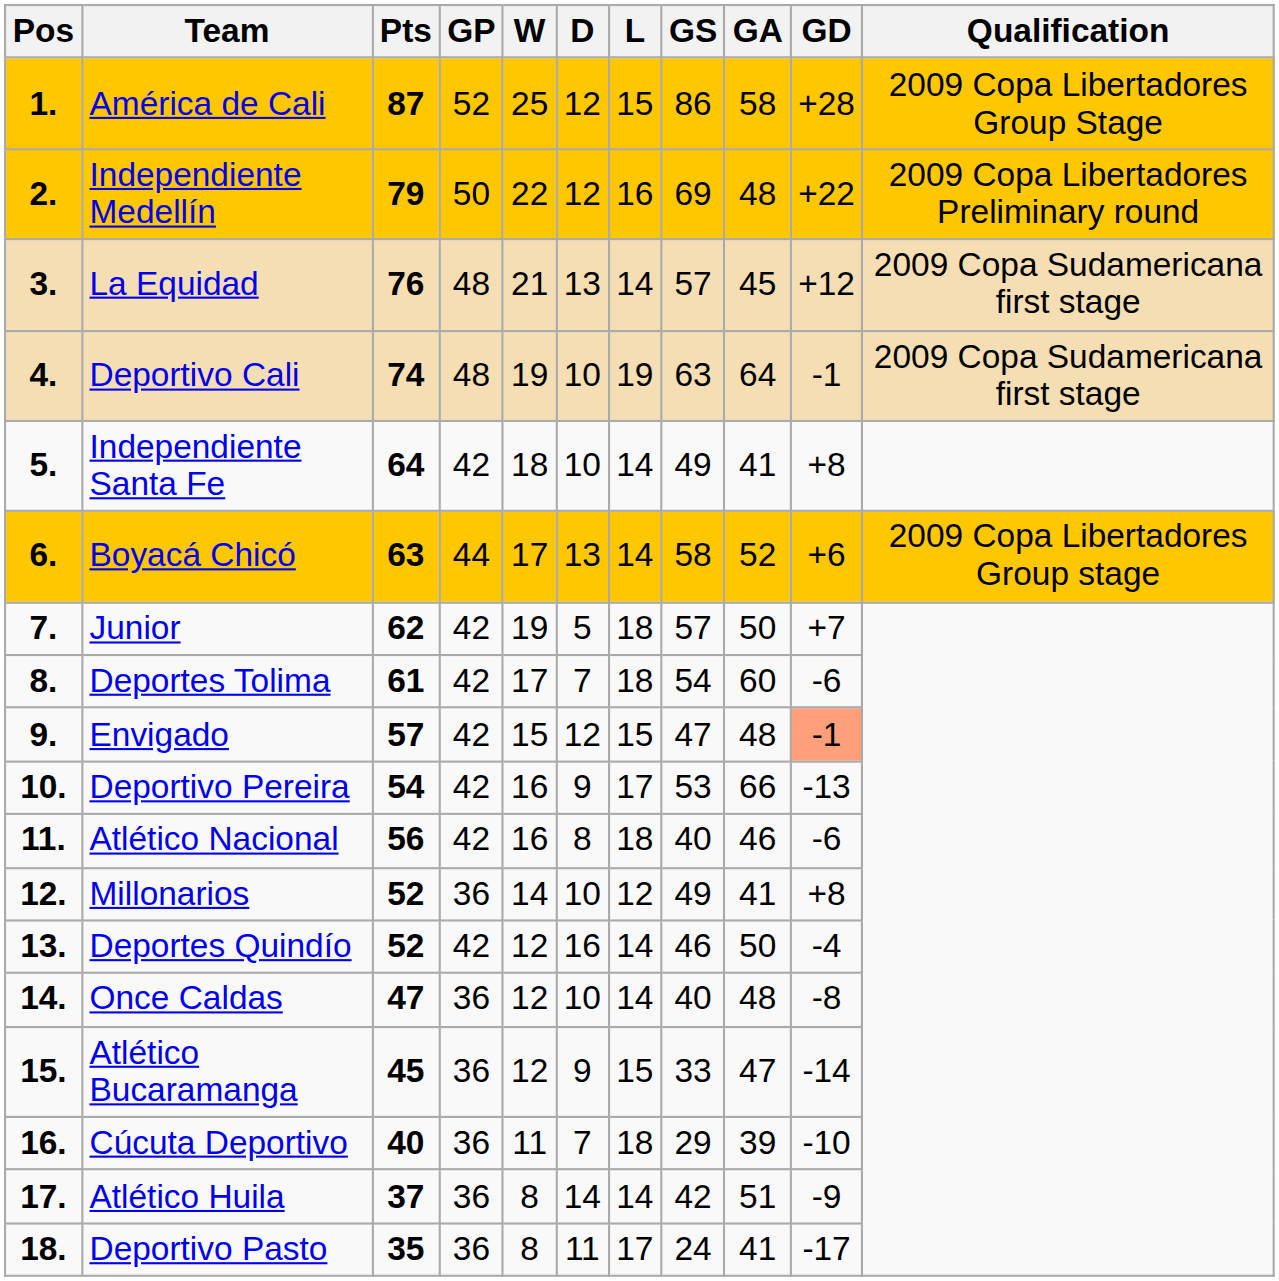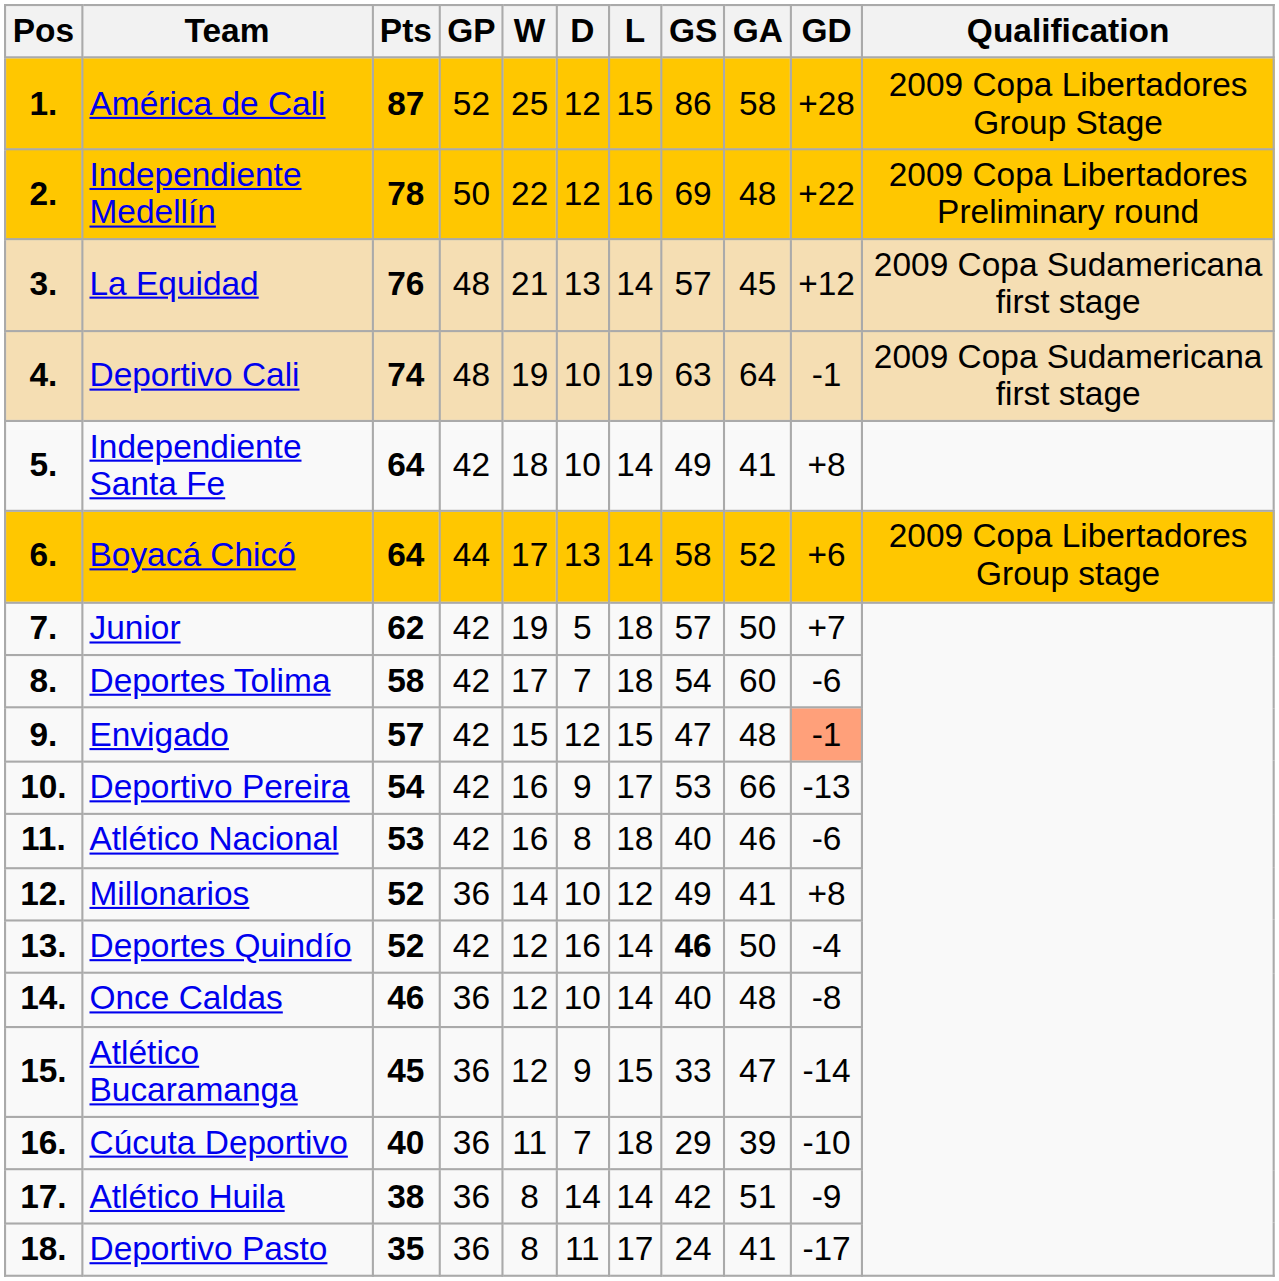(406, 193) 79 -> (406, 193) 78
(406, 556) 63 -> (406, 556) 64
(406, 681) 61 -> (406, 681) 58
(406, 840) 56 -> (406, 840) 53
(693, 946) normal -> (693, 946) bold
(406, 999) 47 -> (406, 999) 46
(406, 1195) 37 -> (406, 1195) 38
